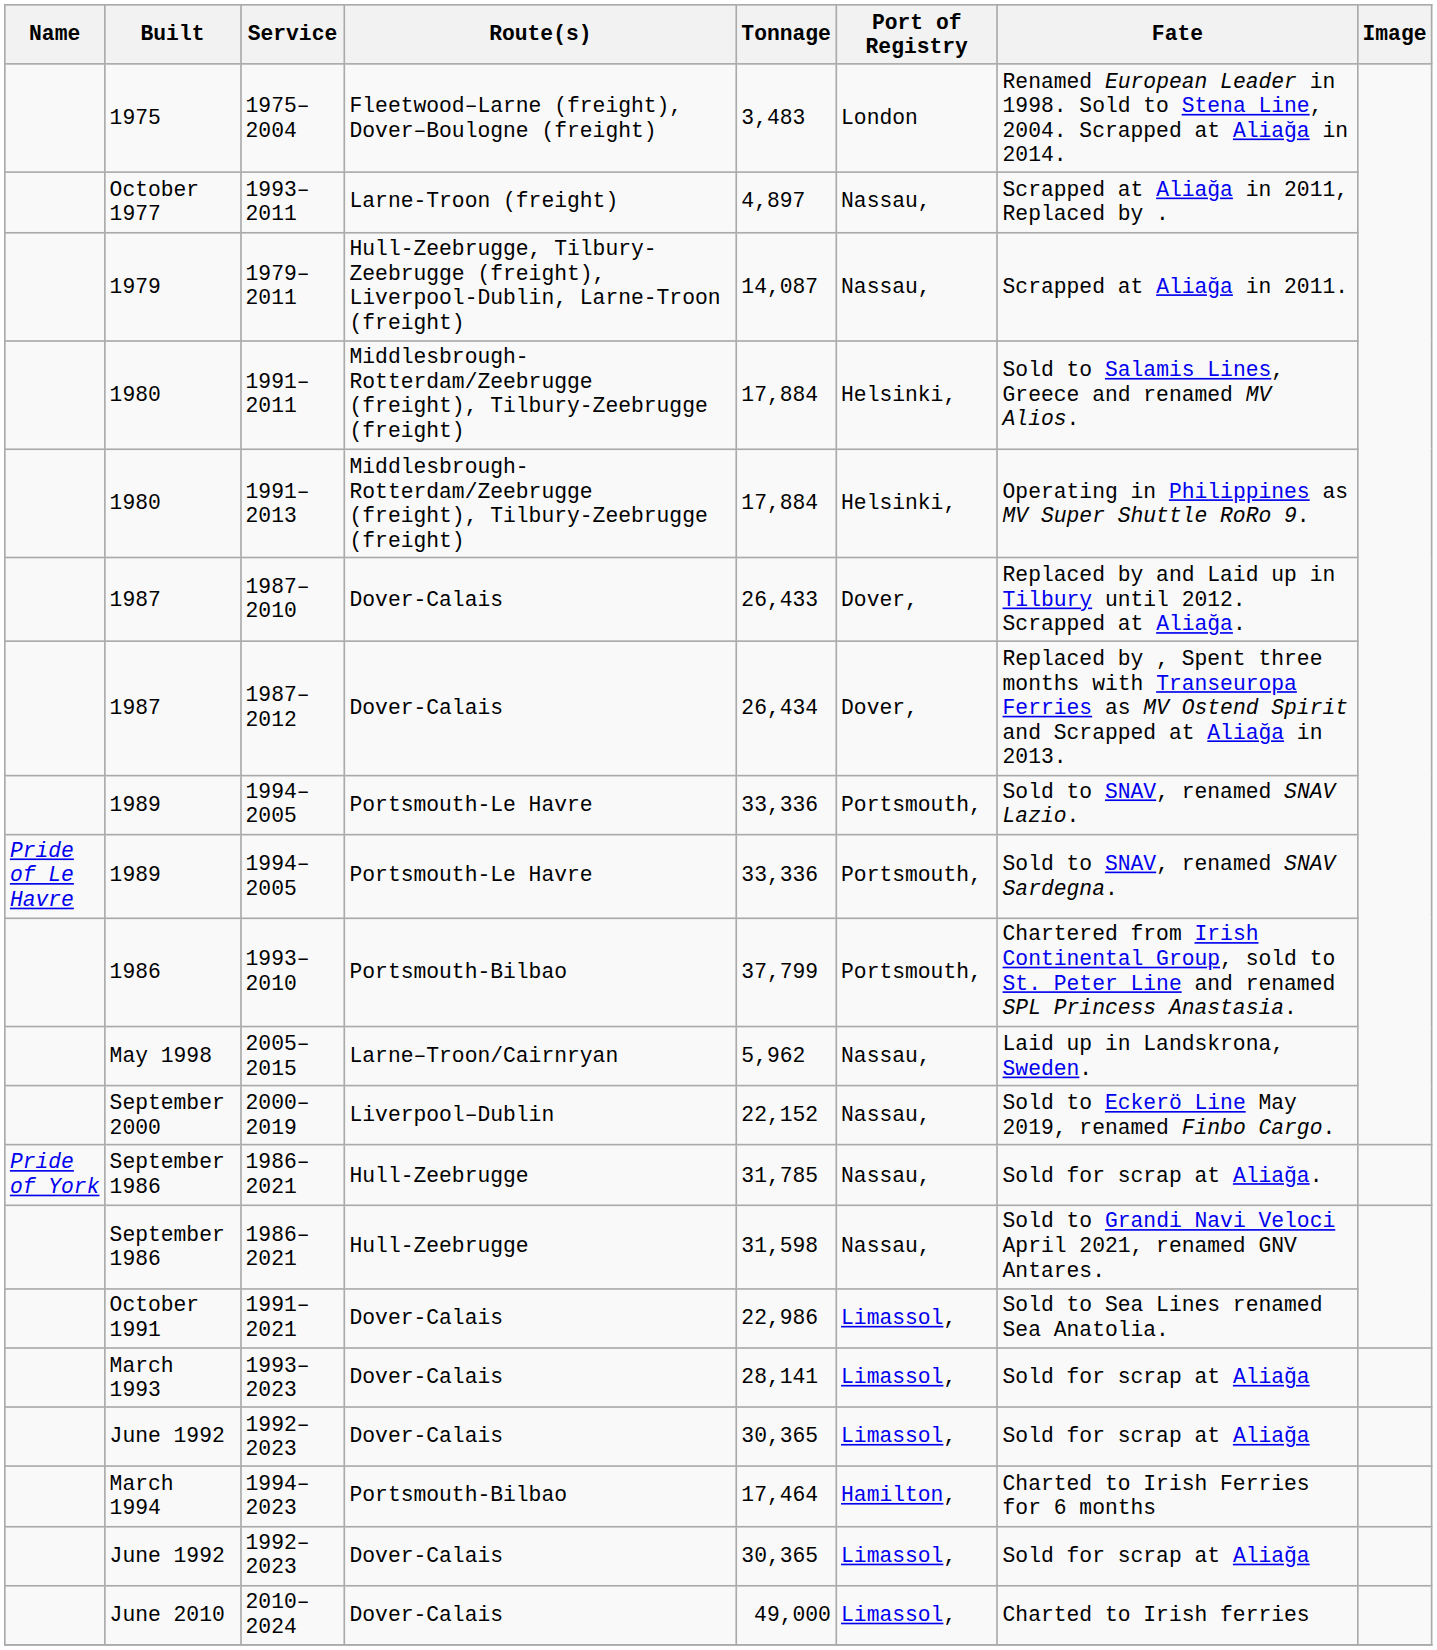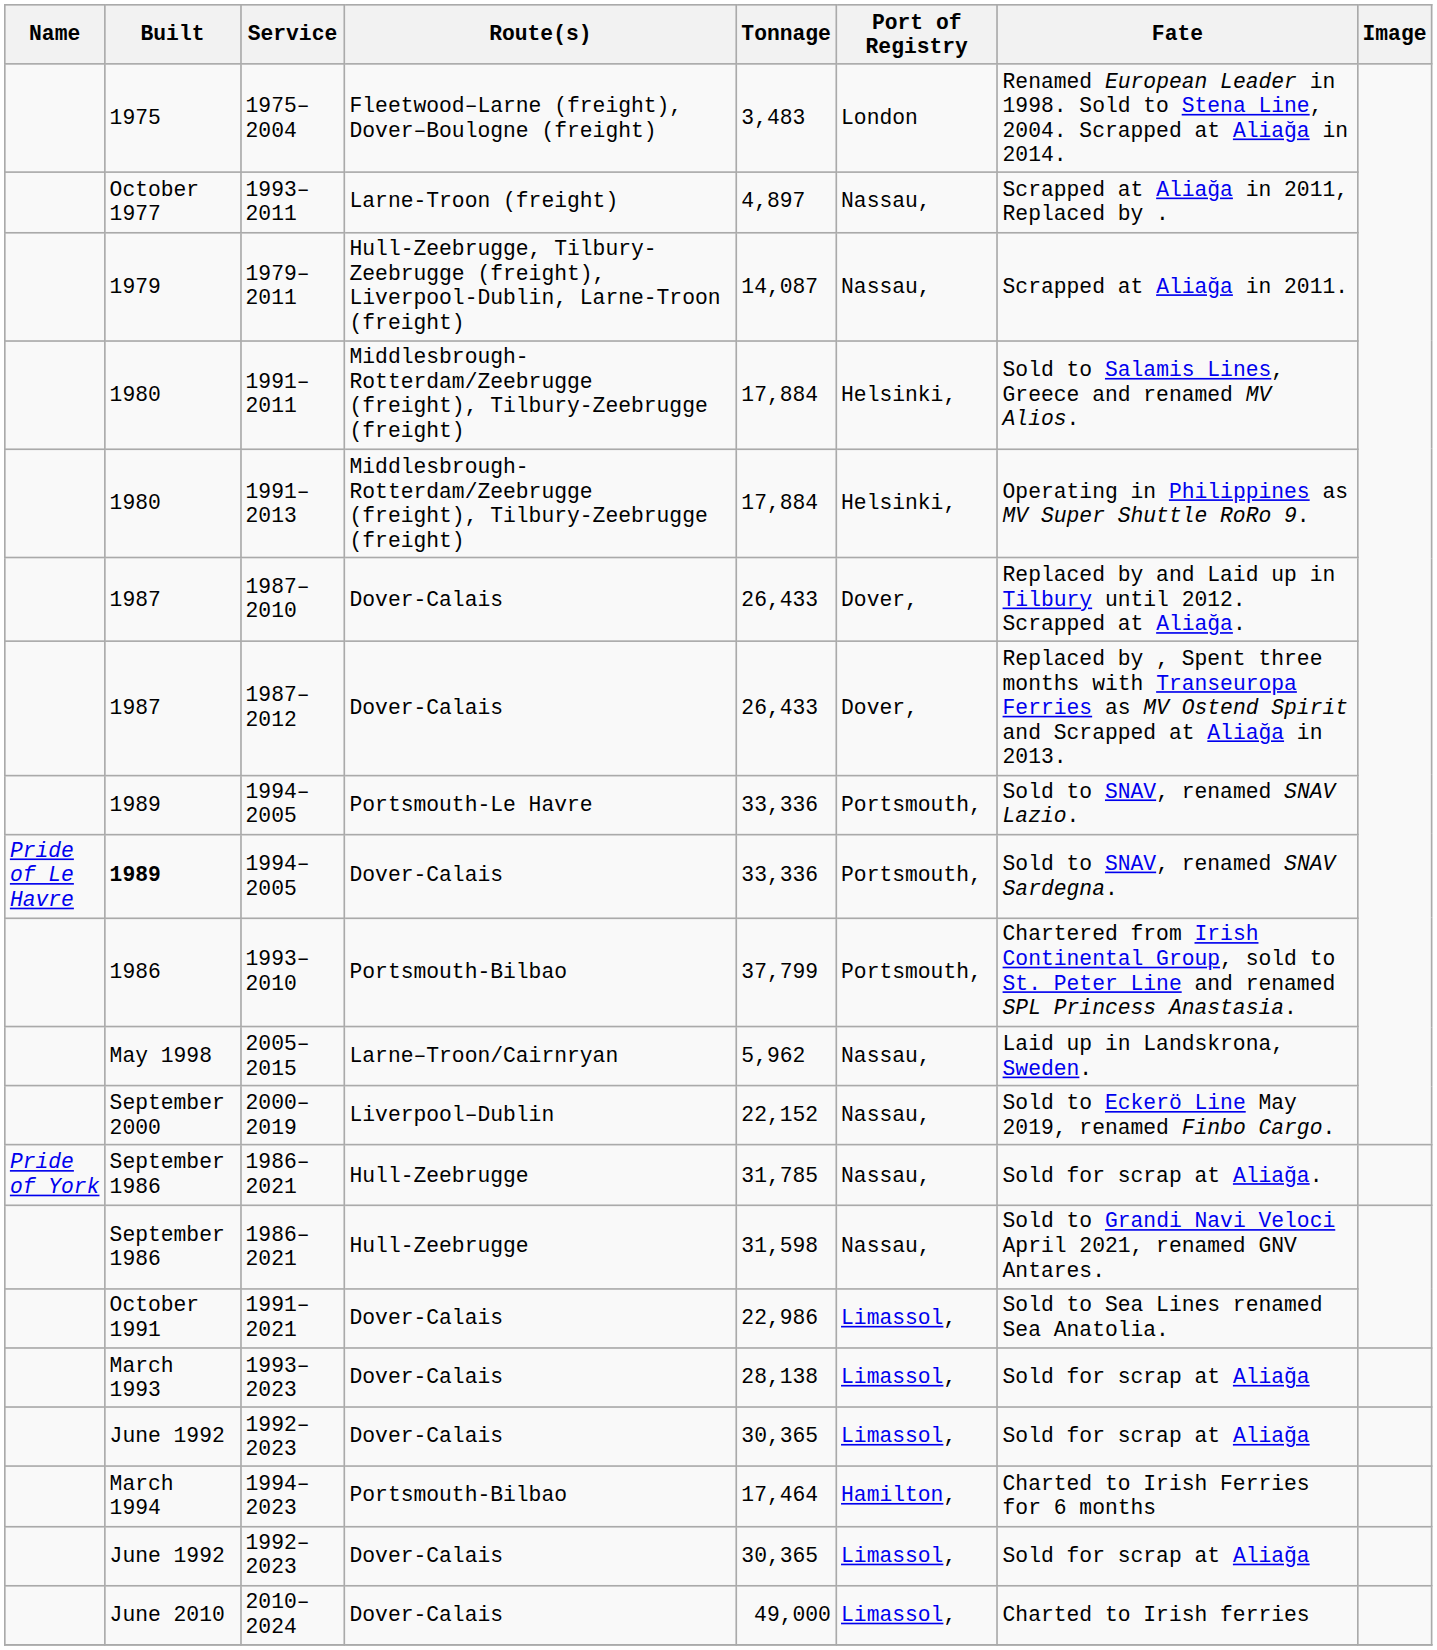(780, 708) 26,434 -> (780, 708) 26,433
(135, 876) normal -> (135, 876) bold
(471, 876) Portsmouth-Le Havre -> (426, 876) Dover-Calais
(780, 1378) 28,141 -> (780, 1378) 28,138
